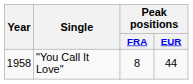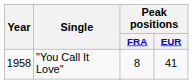(171, 64) 44 -> (171, 64) 41
